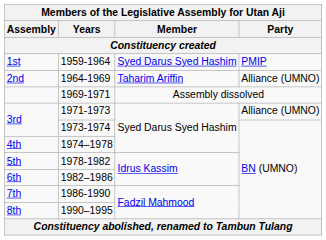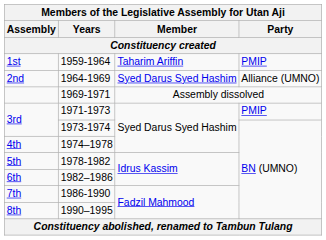(177, 62) Syed Darus Syed Hashim -> (150, 62) Taharim Ariffin
(150, 78) Taharim Ariffin -> (177, 78) Syed Darus Syed Hashim
(280, 111) Alliance (UMNO) -> (254, 111) PMIP
